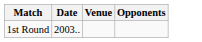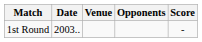+ column: (183, 12)
